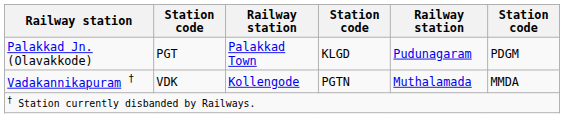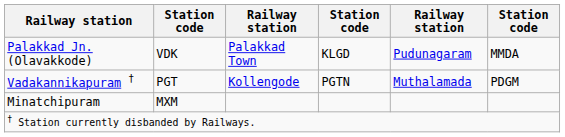(167, 54) PGT -> (167, 54) VDK
(505, 54) PDGM -> (505, 54) MMDA
(167, 81) VDK -> (167, 81) PGT
(505, 81) MMDA -> (505, 81) PDGM
+ row: (54, 102)
